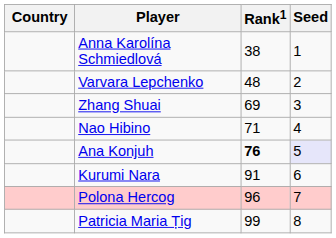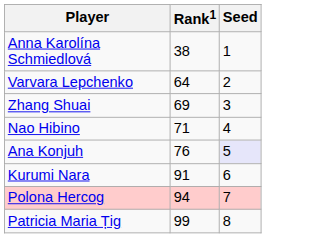- column: (40, 18)
(252, 82) 48 -> (182, 82) 64
(252, 151) bold -> (182, 151) normal
(252, 198) 96 -> (182, 198) 94
